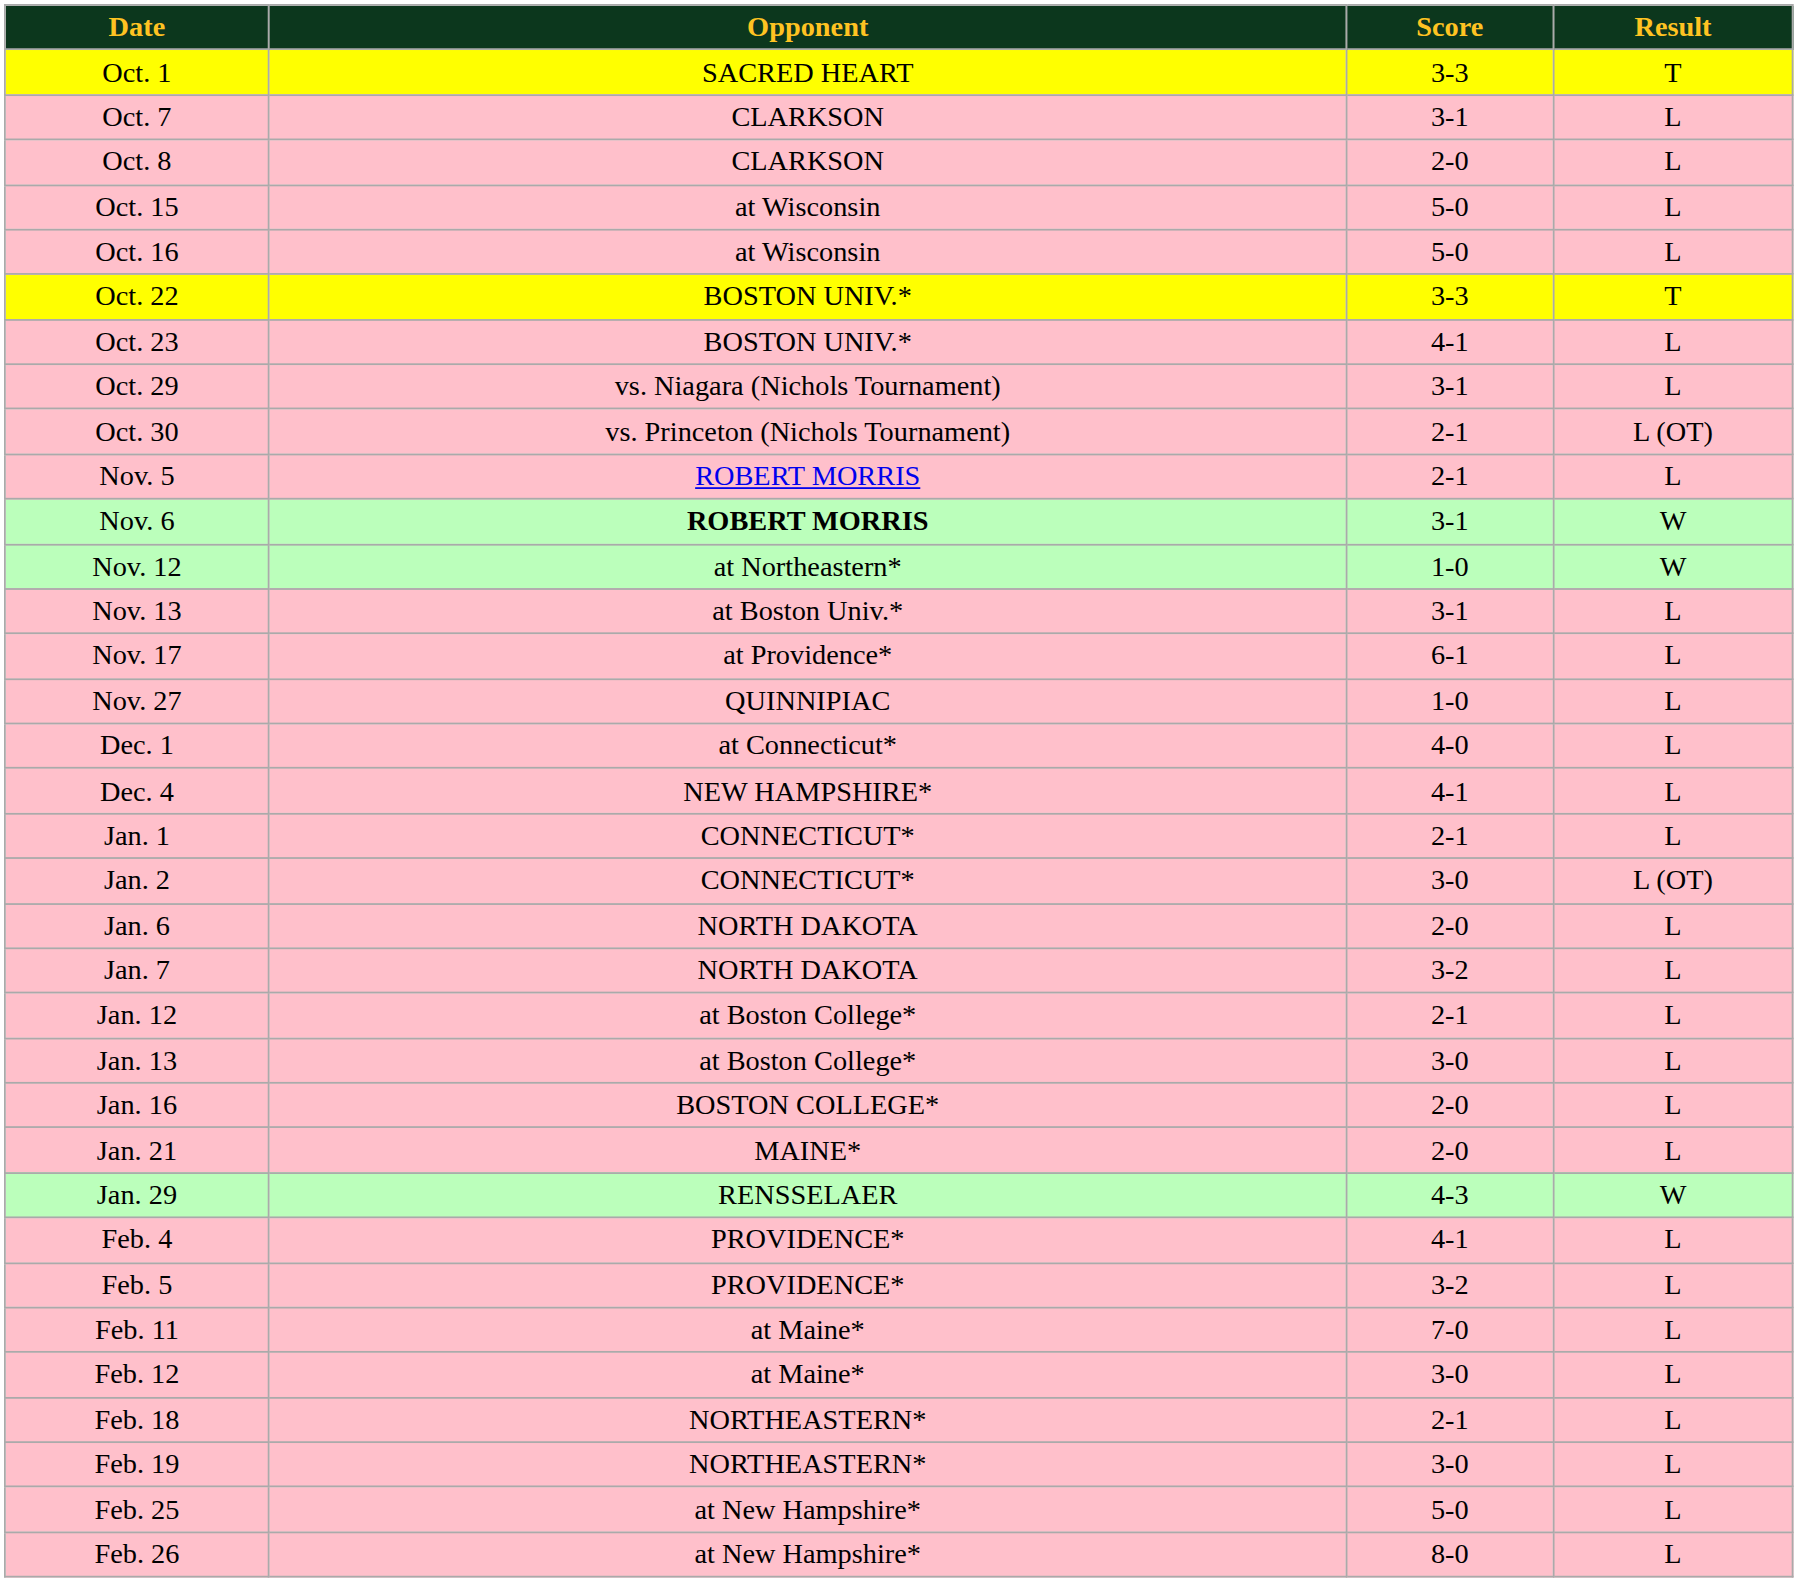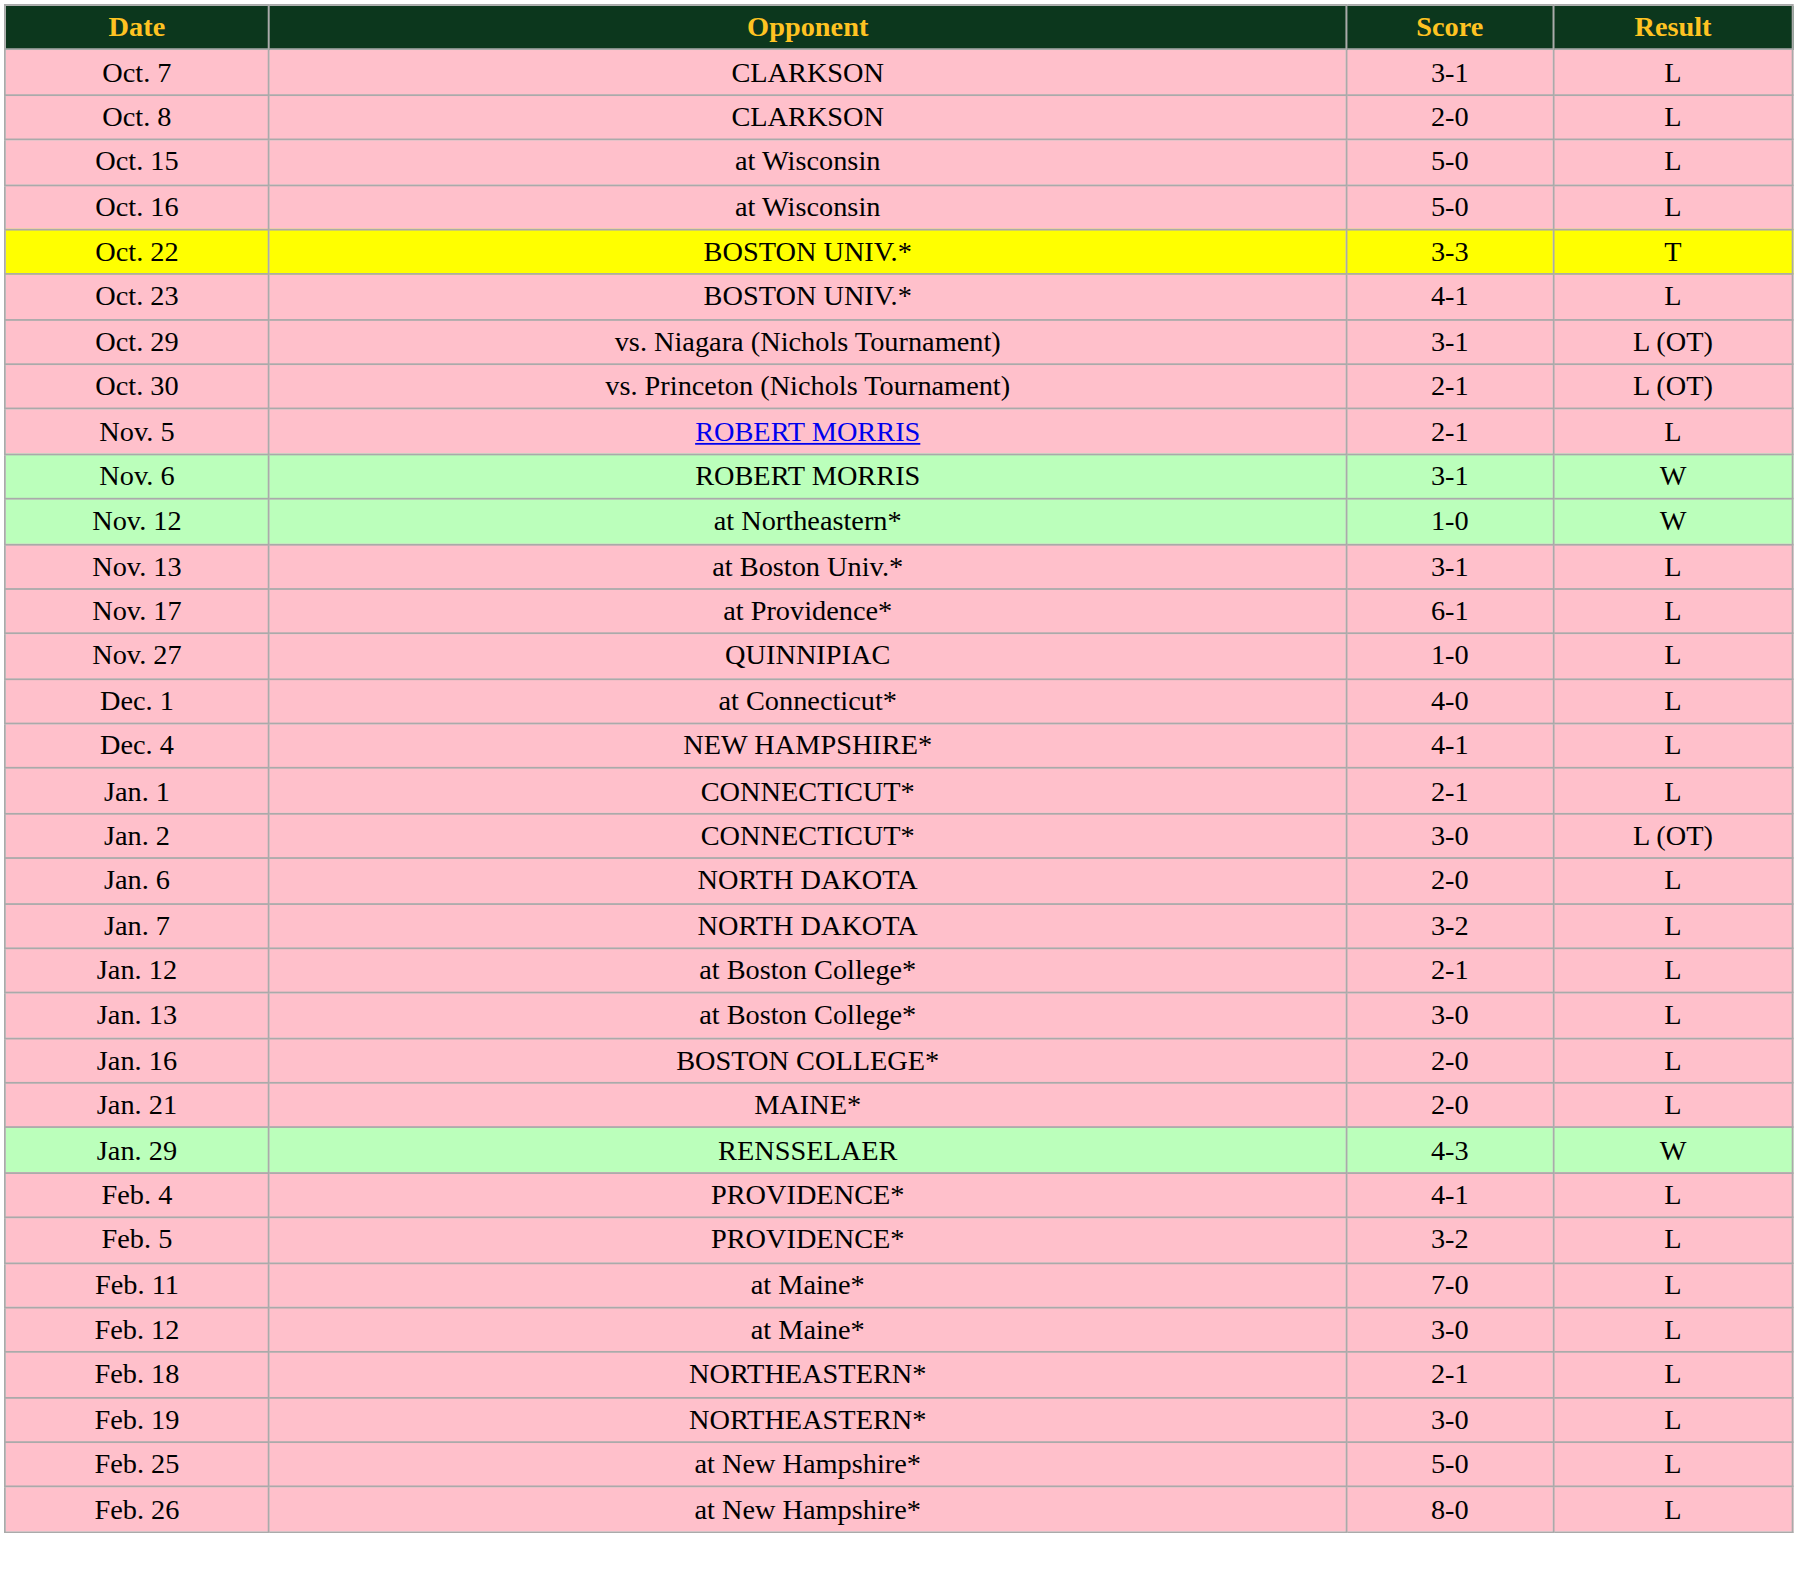- row: (137, 71)
(1673, 386) L -> (1673, 341) L (OT)
(808, 521) bold -> (808, 476) normal
